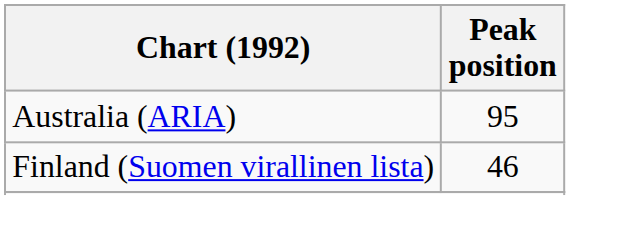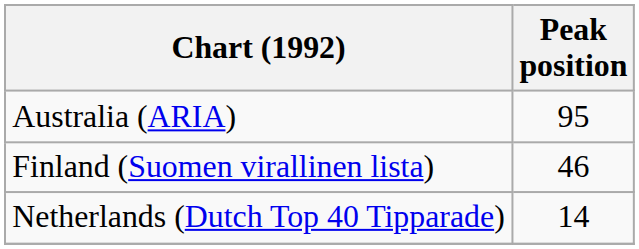+ row: (259, 217)
